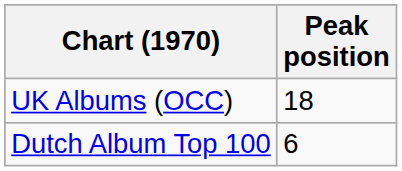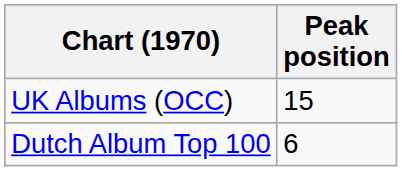(299, 100) 18 -> (299, 100) 15
